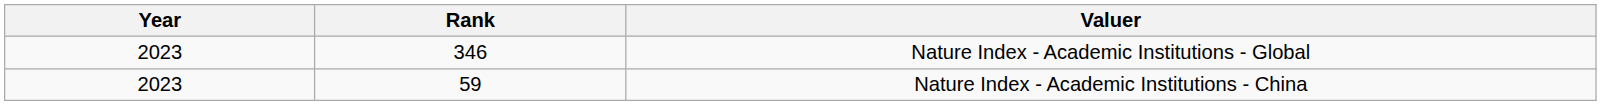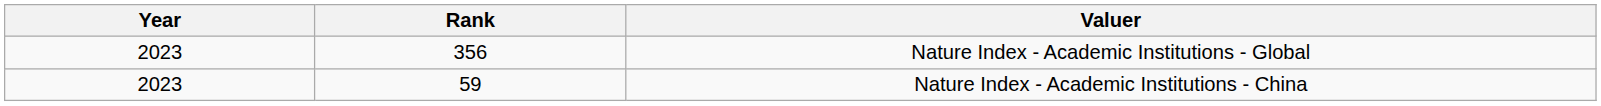(470, 52) 346 -> (470, 52) 356
